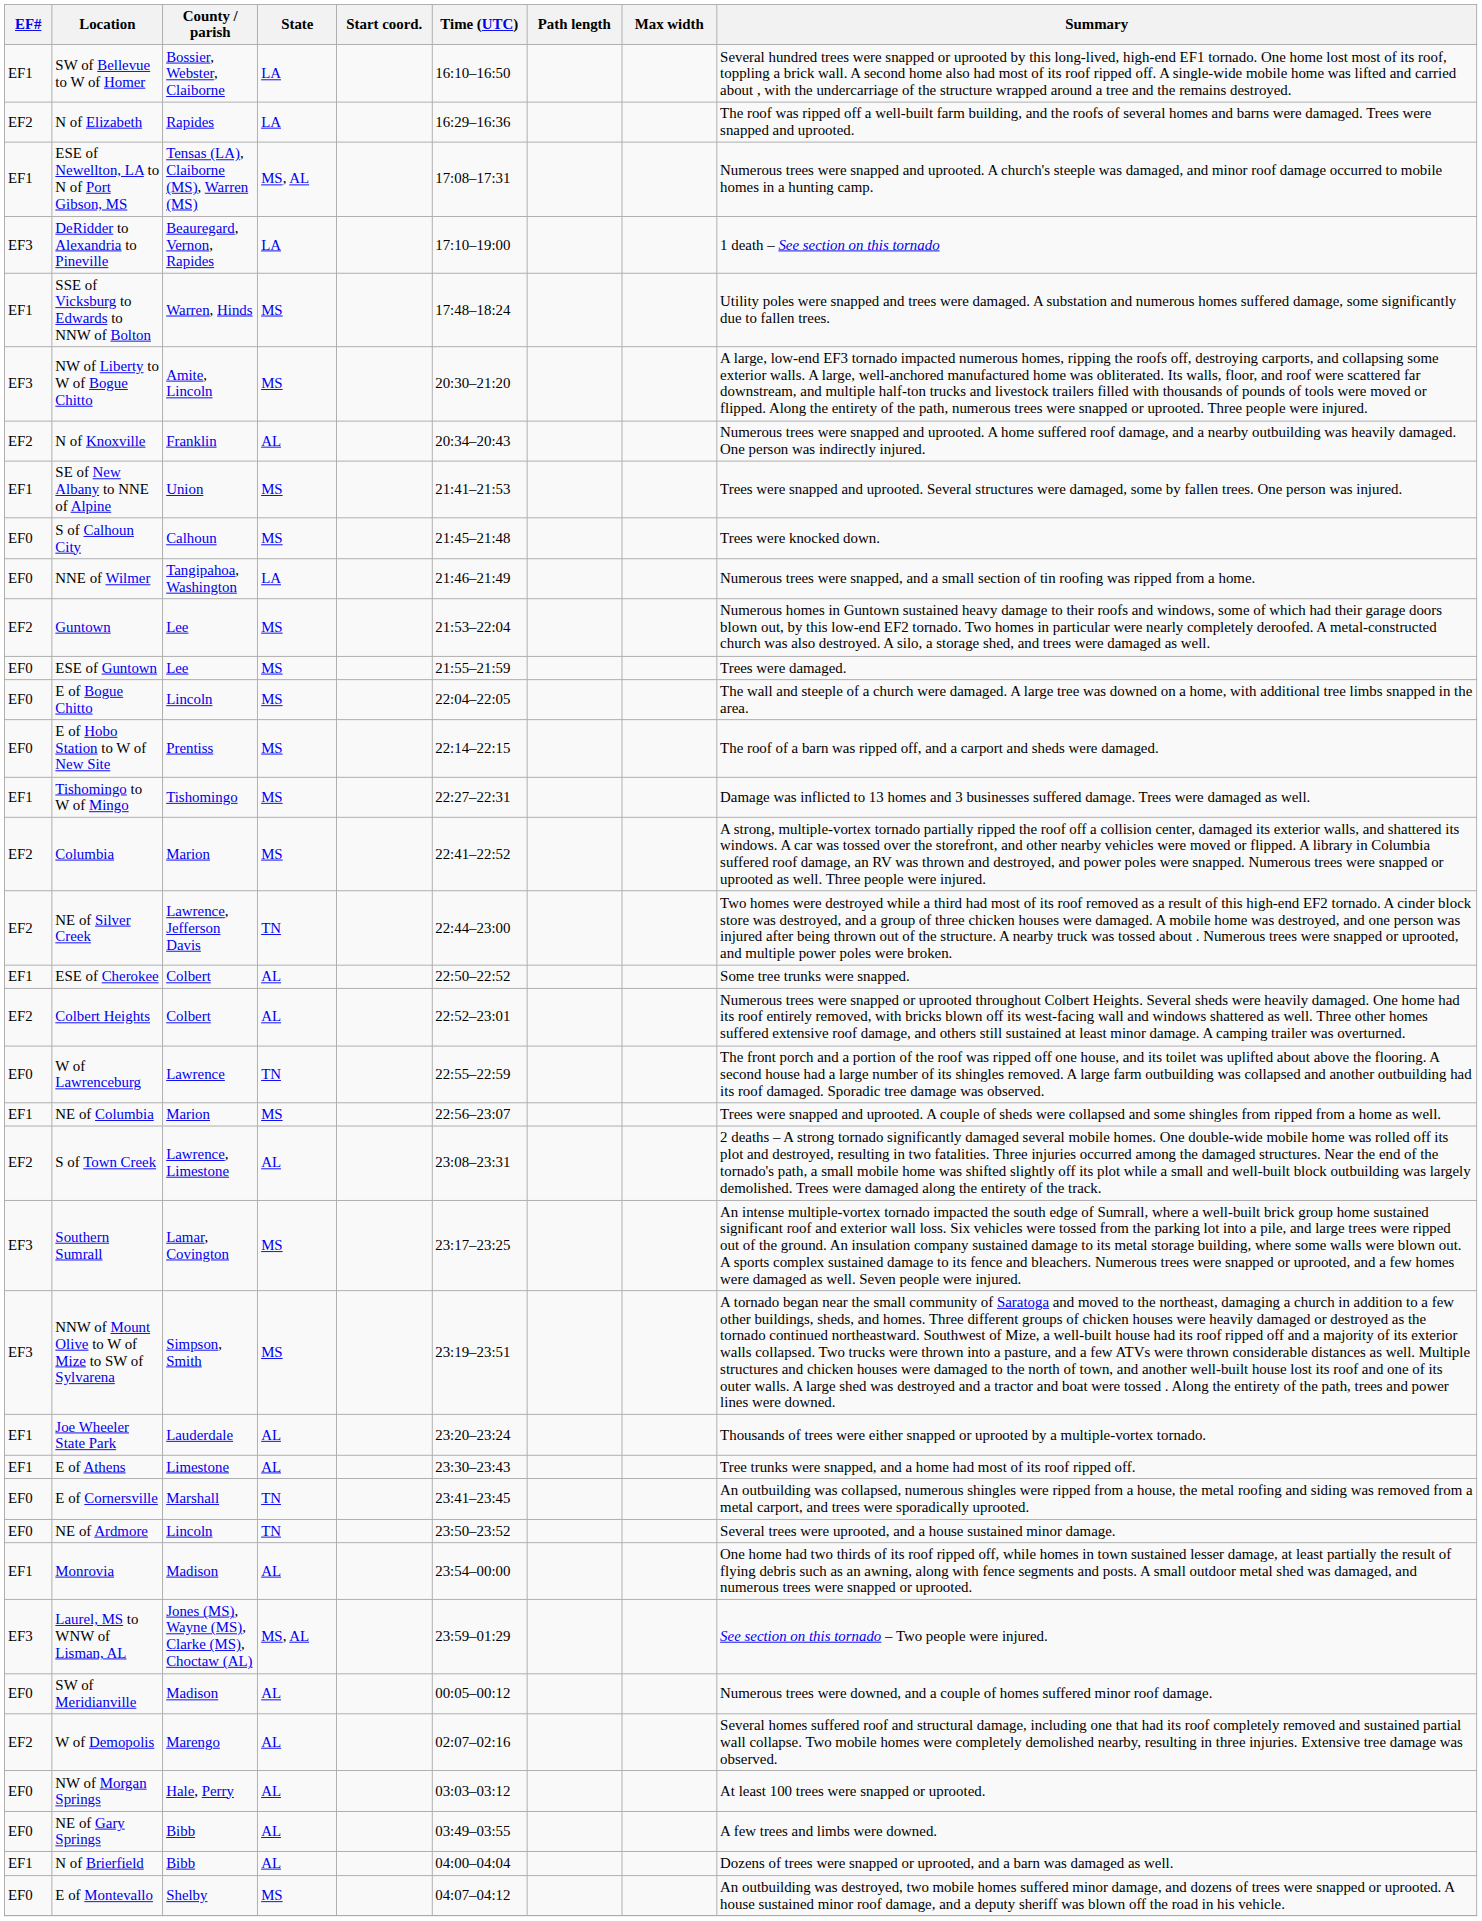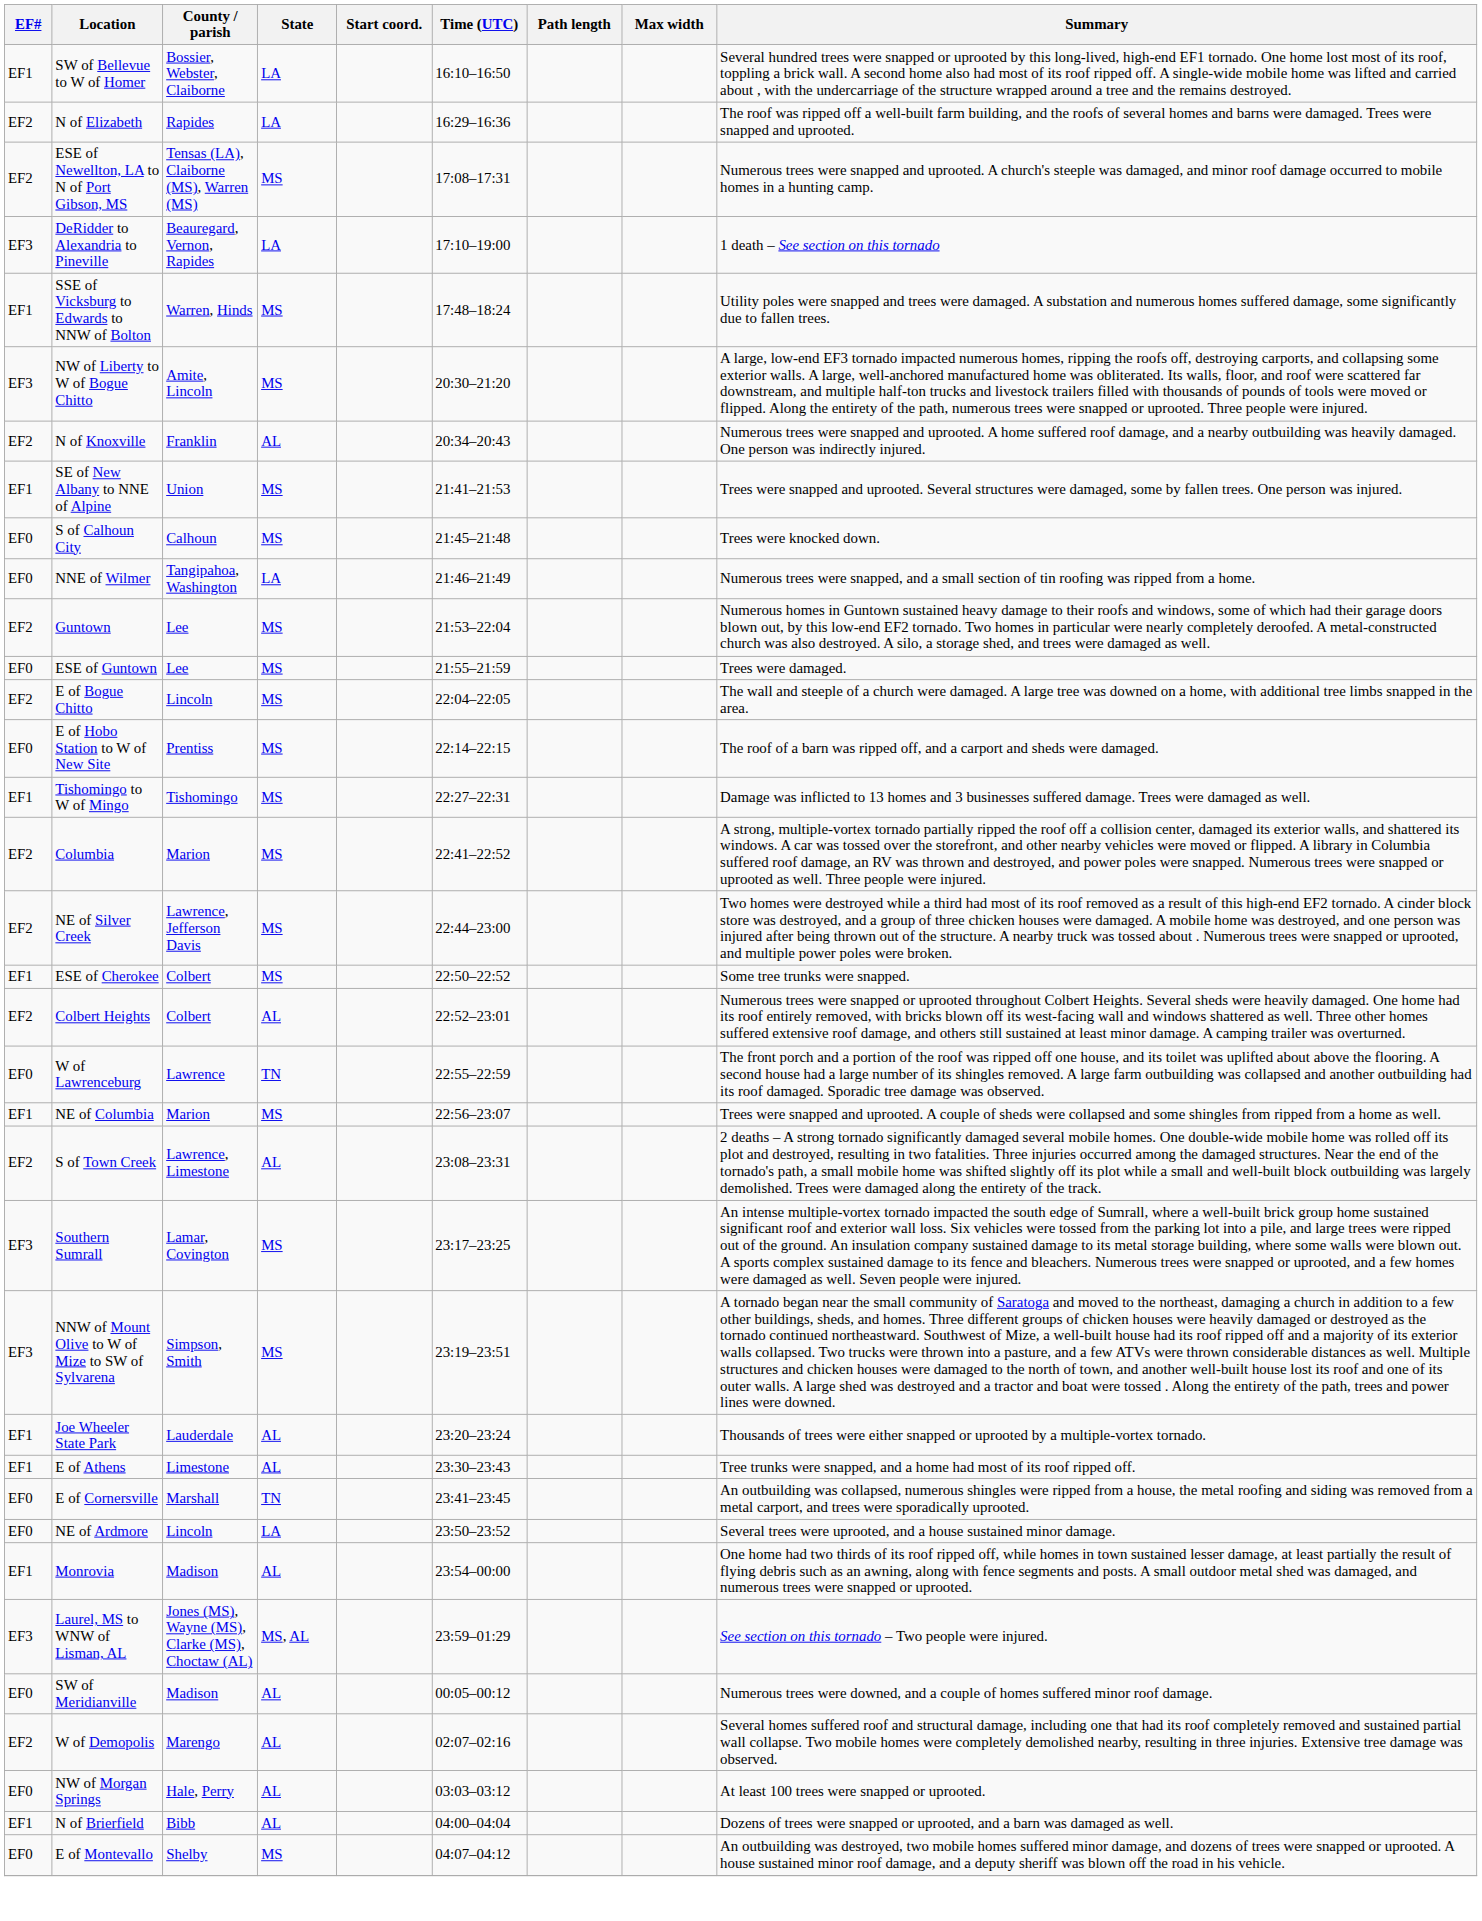(20, 179) EF1 -> (20, 179) EF2
(285, 179) MS, AL -> (272, 179) MS
(20, 699) EF0 -> (20, 699) EF2
(271, 928) TN -> (272, 928) MS
(271, 976) AL -> (272, 976) MS
(271, 1530) TN -> (271, 1530) LA
- row: (90, 1831)
